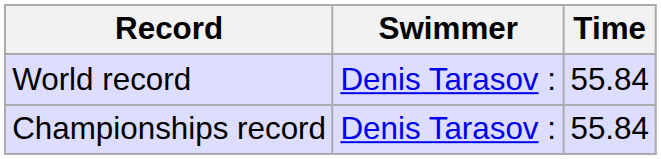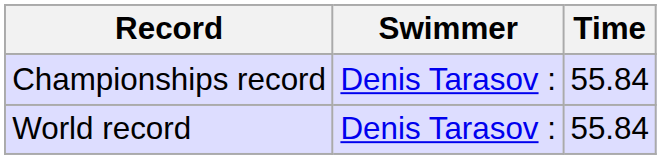rows swapped: (102, 79) <-> (169, 128)
